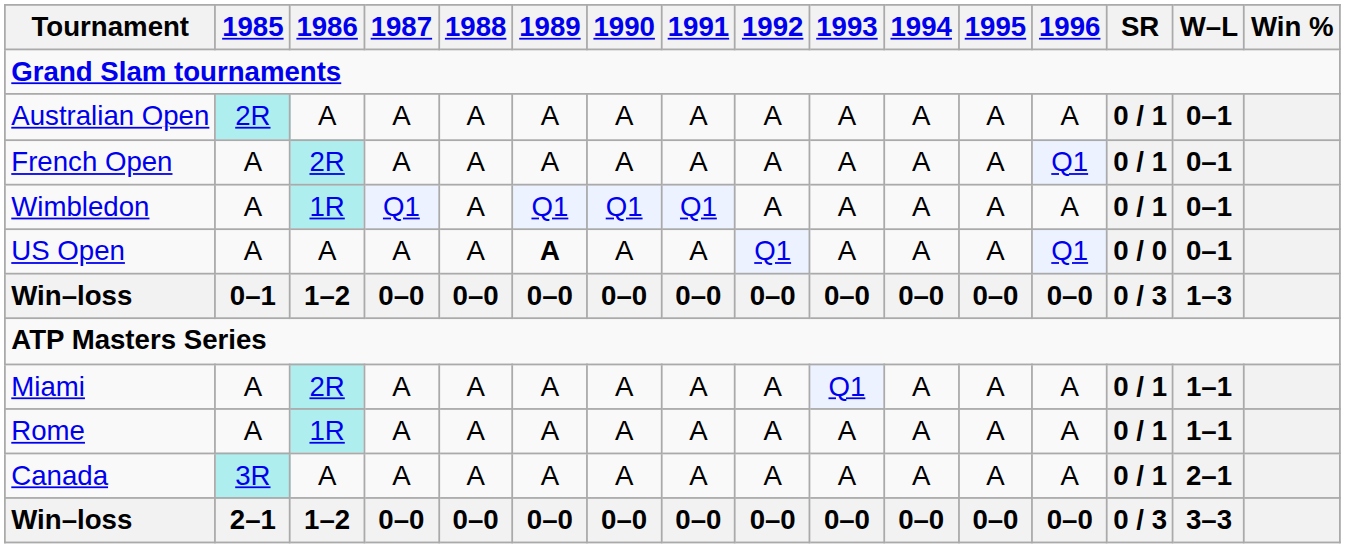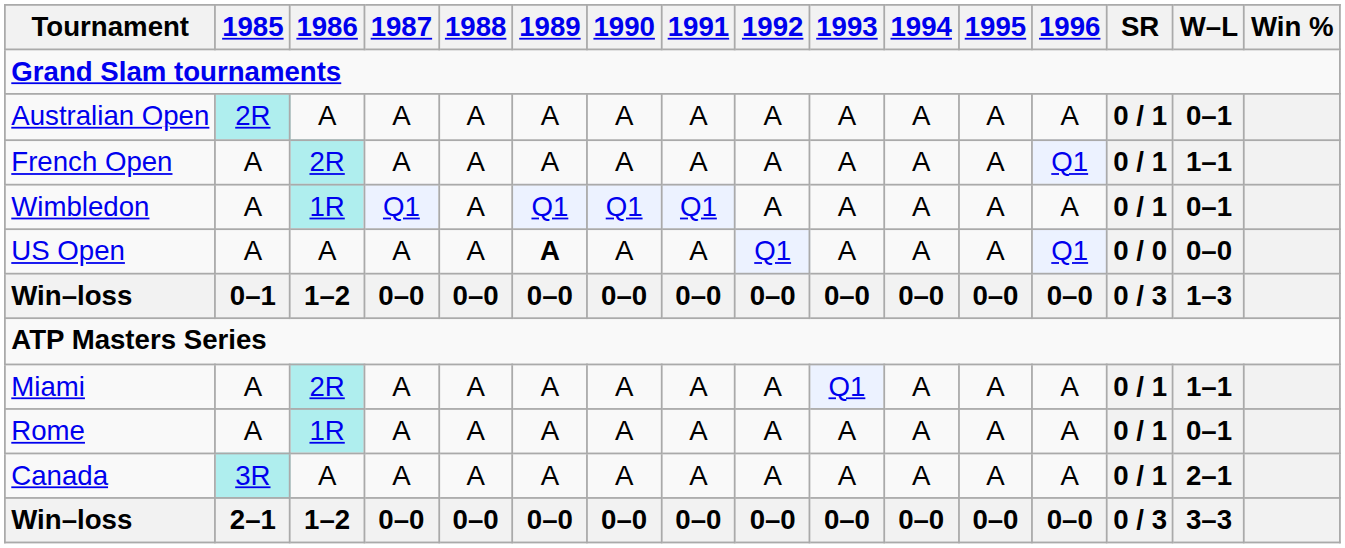(1209, 160) 0–1 -> (1209, 160) 1–1
(1209, 250) 0–1 -> (1209, 250) 0–0
(1209, 429) 1–1 -> (1209, 429) 0–1
